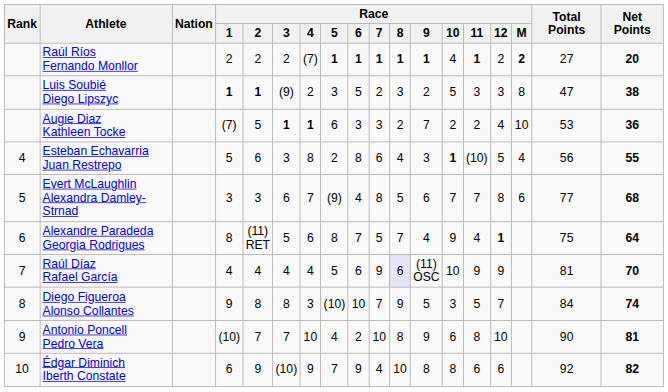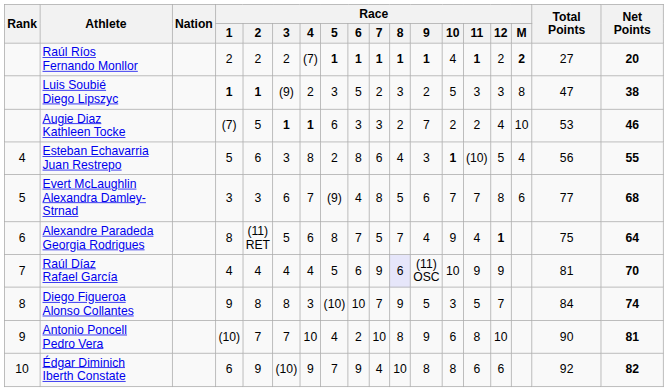(632, 125) 36 -> (632, 125) 46
